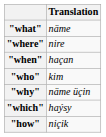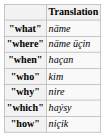(57, 44) nire -> (69, 44) näme üçin
(69, 92) näme üçin -> (57, 92) nire
